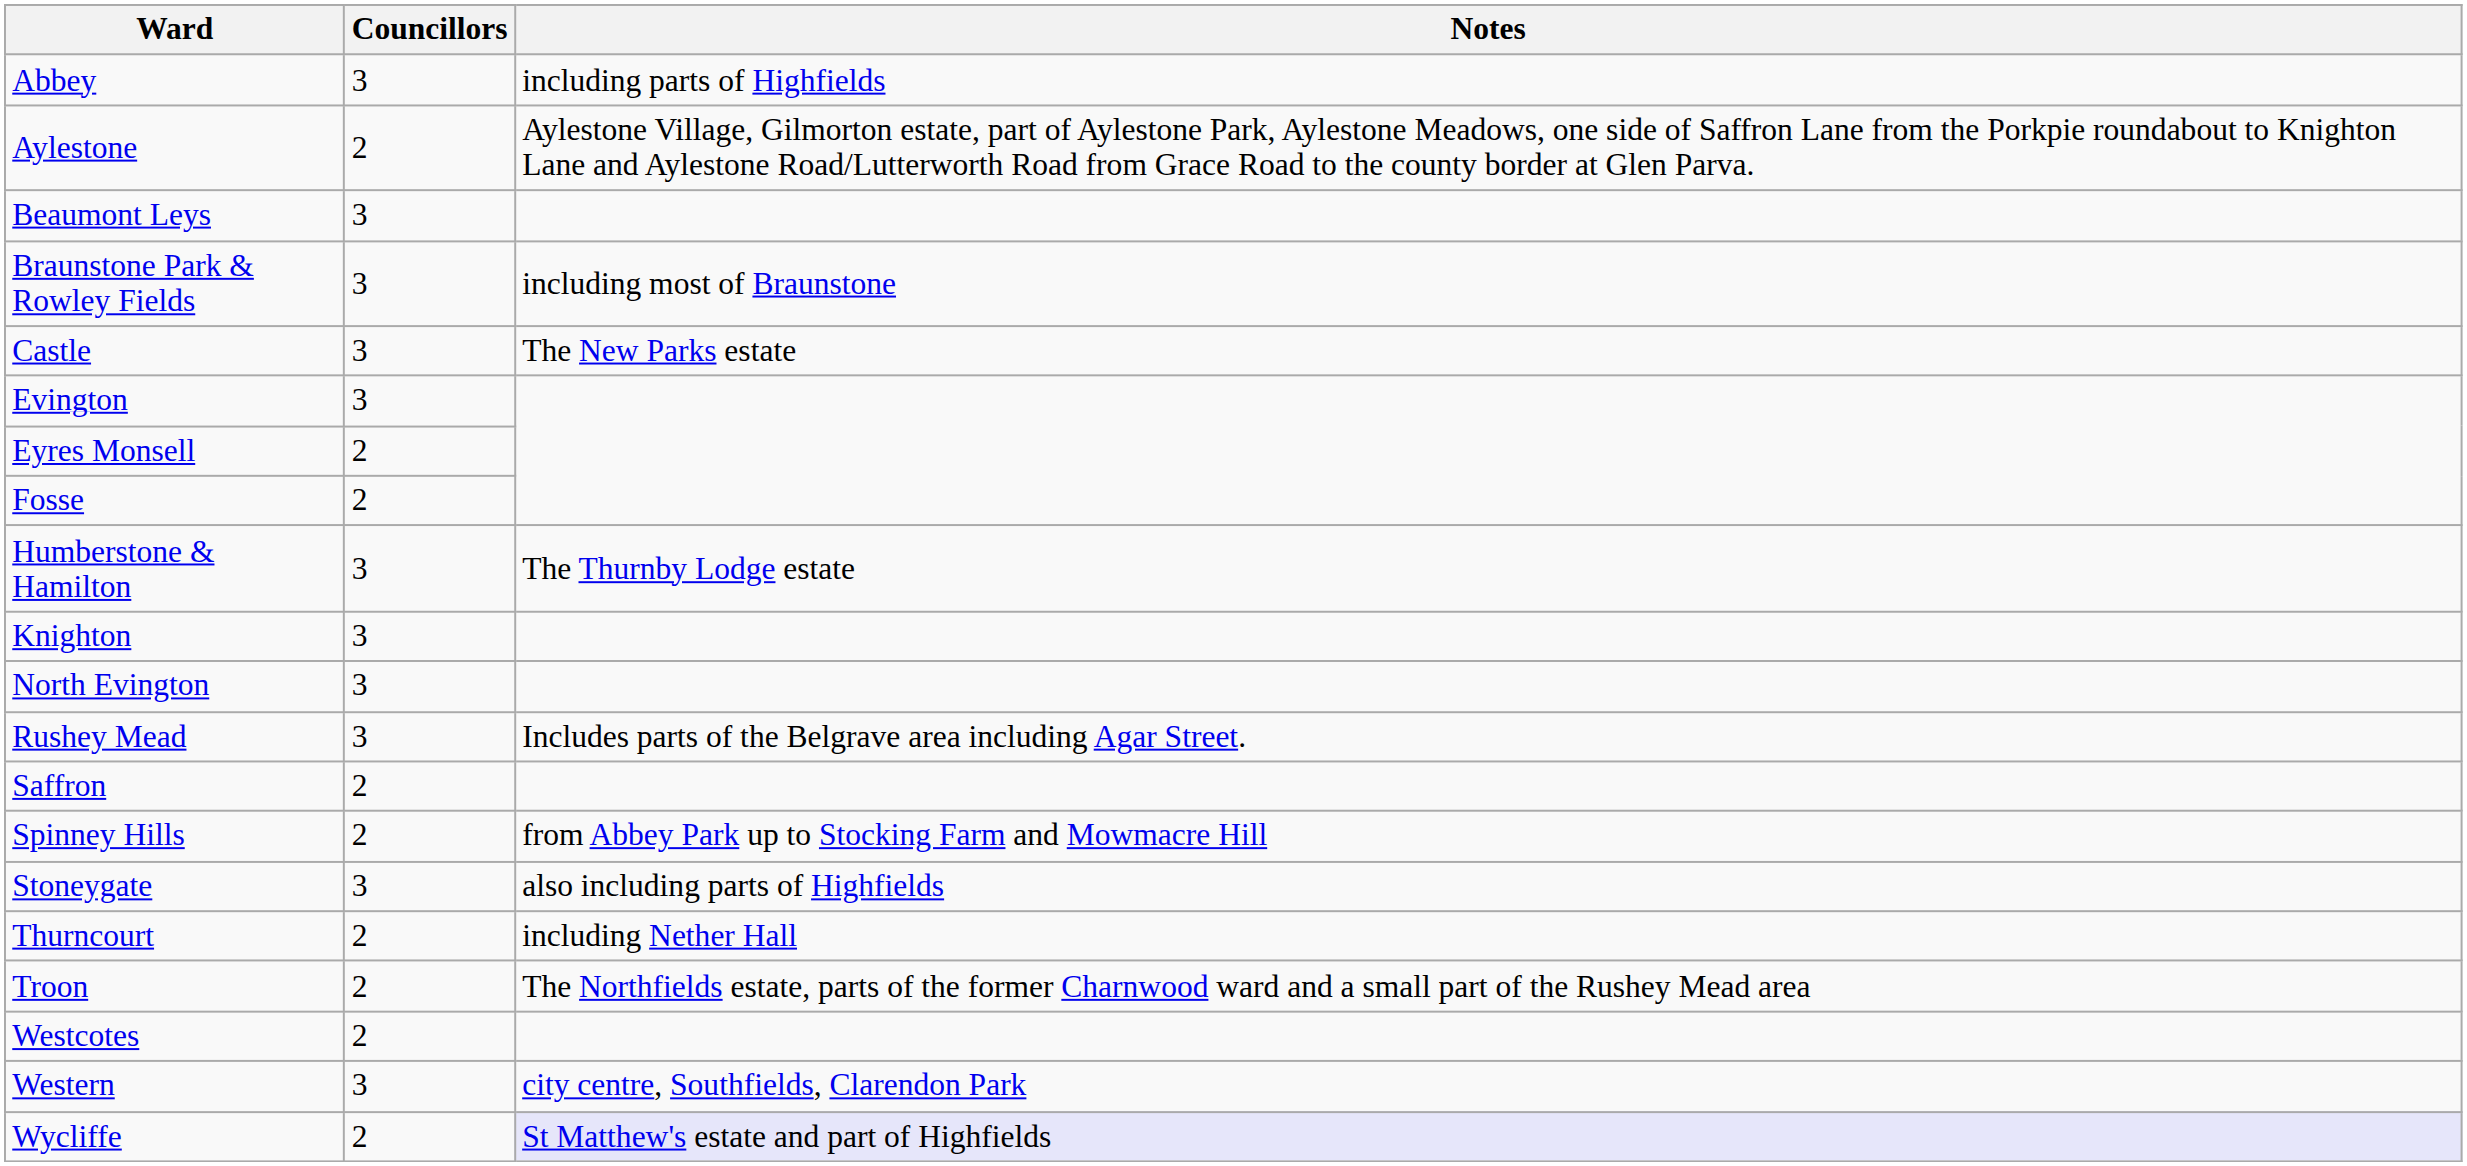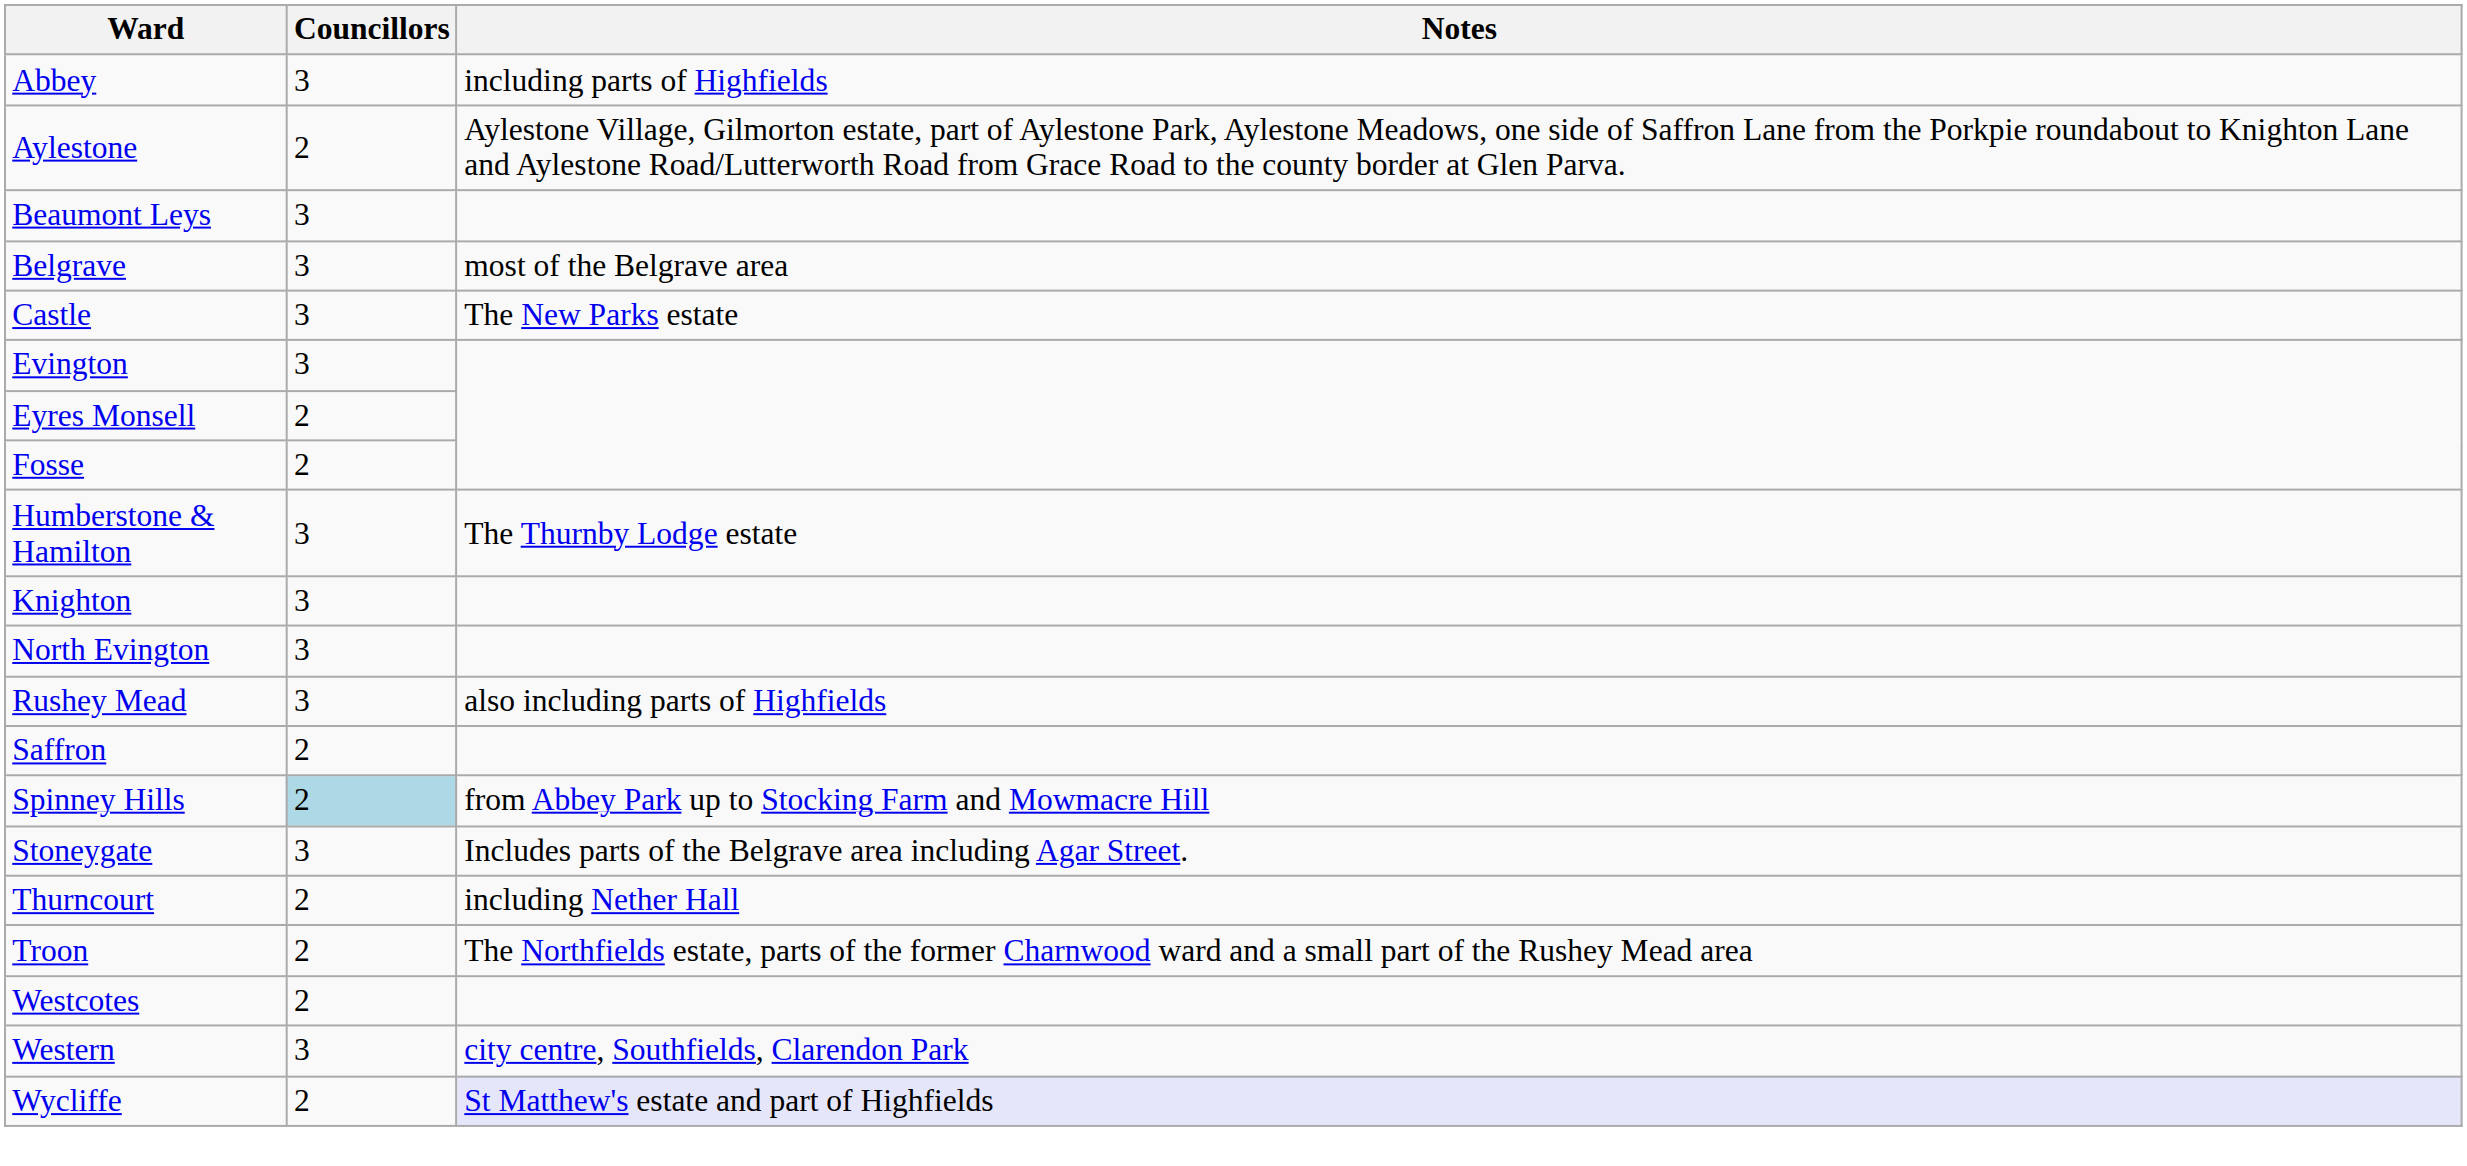+ row: (69, 264)
- row: (133, 282)
(884, 735) Includes parts of the Belgrave area including Agar Street. -> (675, 700) also including parts of Highfields
(360, 835) no background -> (302, 800) lightblue background
(733, 885) also including parts of Highfields -> (826, 850) Includes parts of the Belgrave area including Agar Street.
